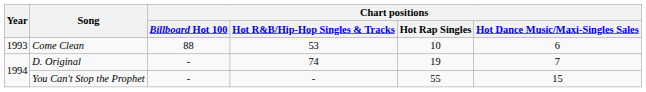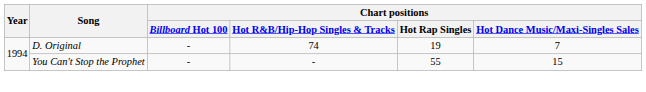- row: (58, 45)
